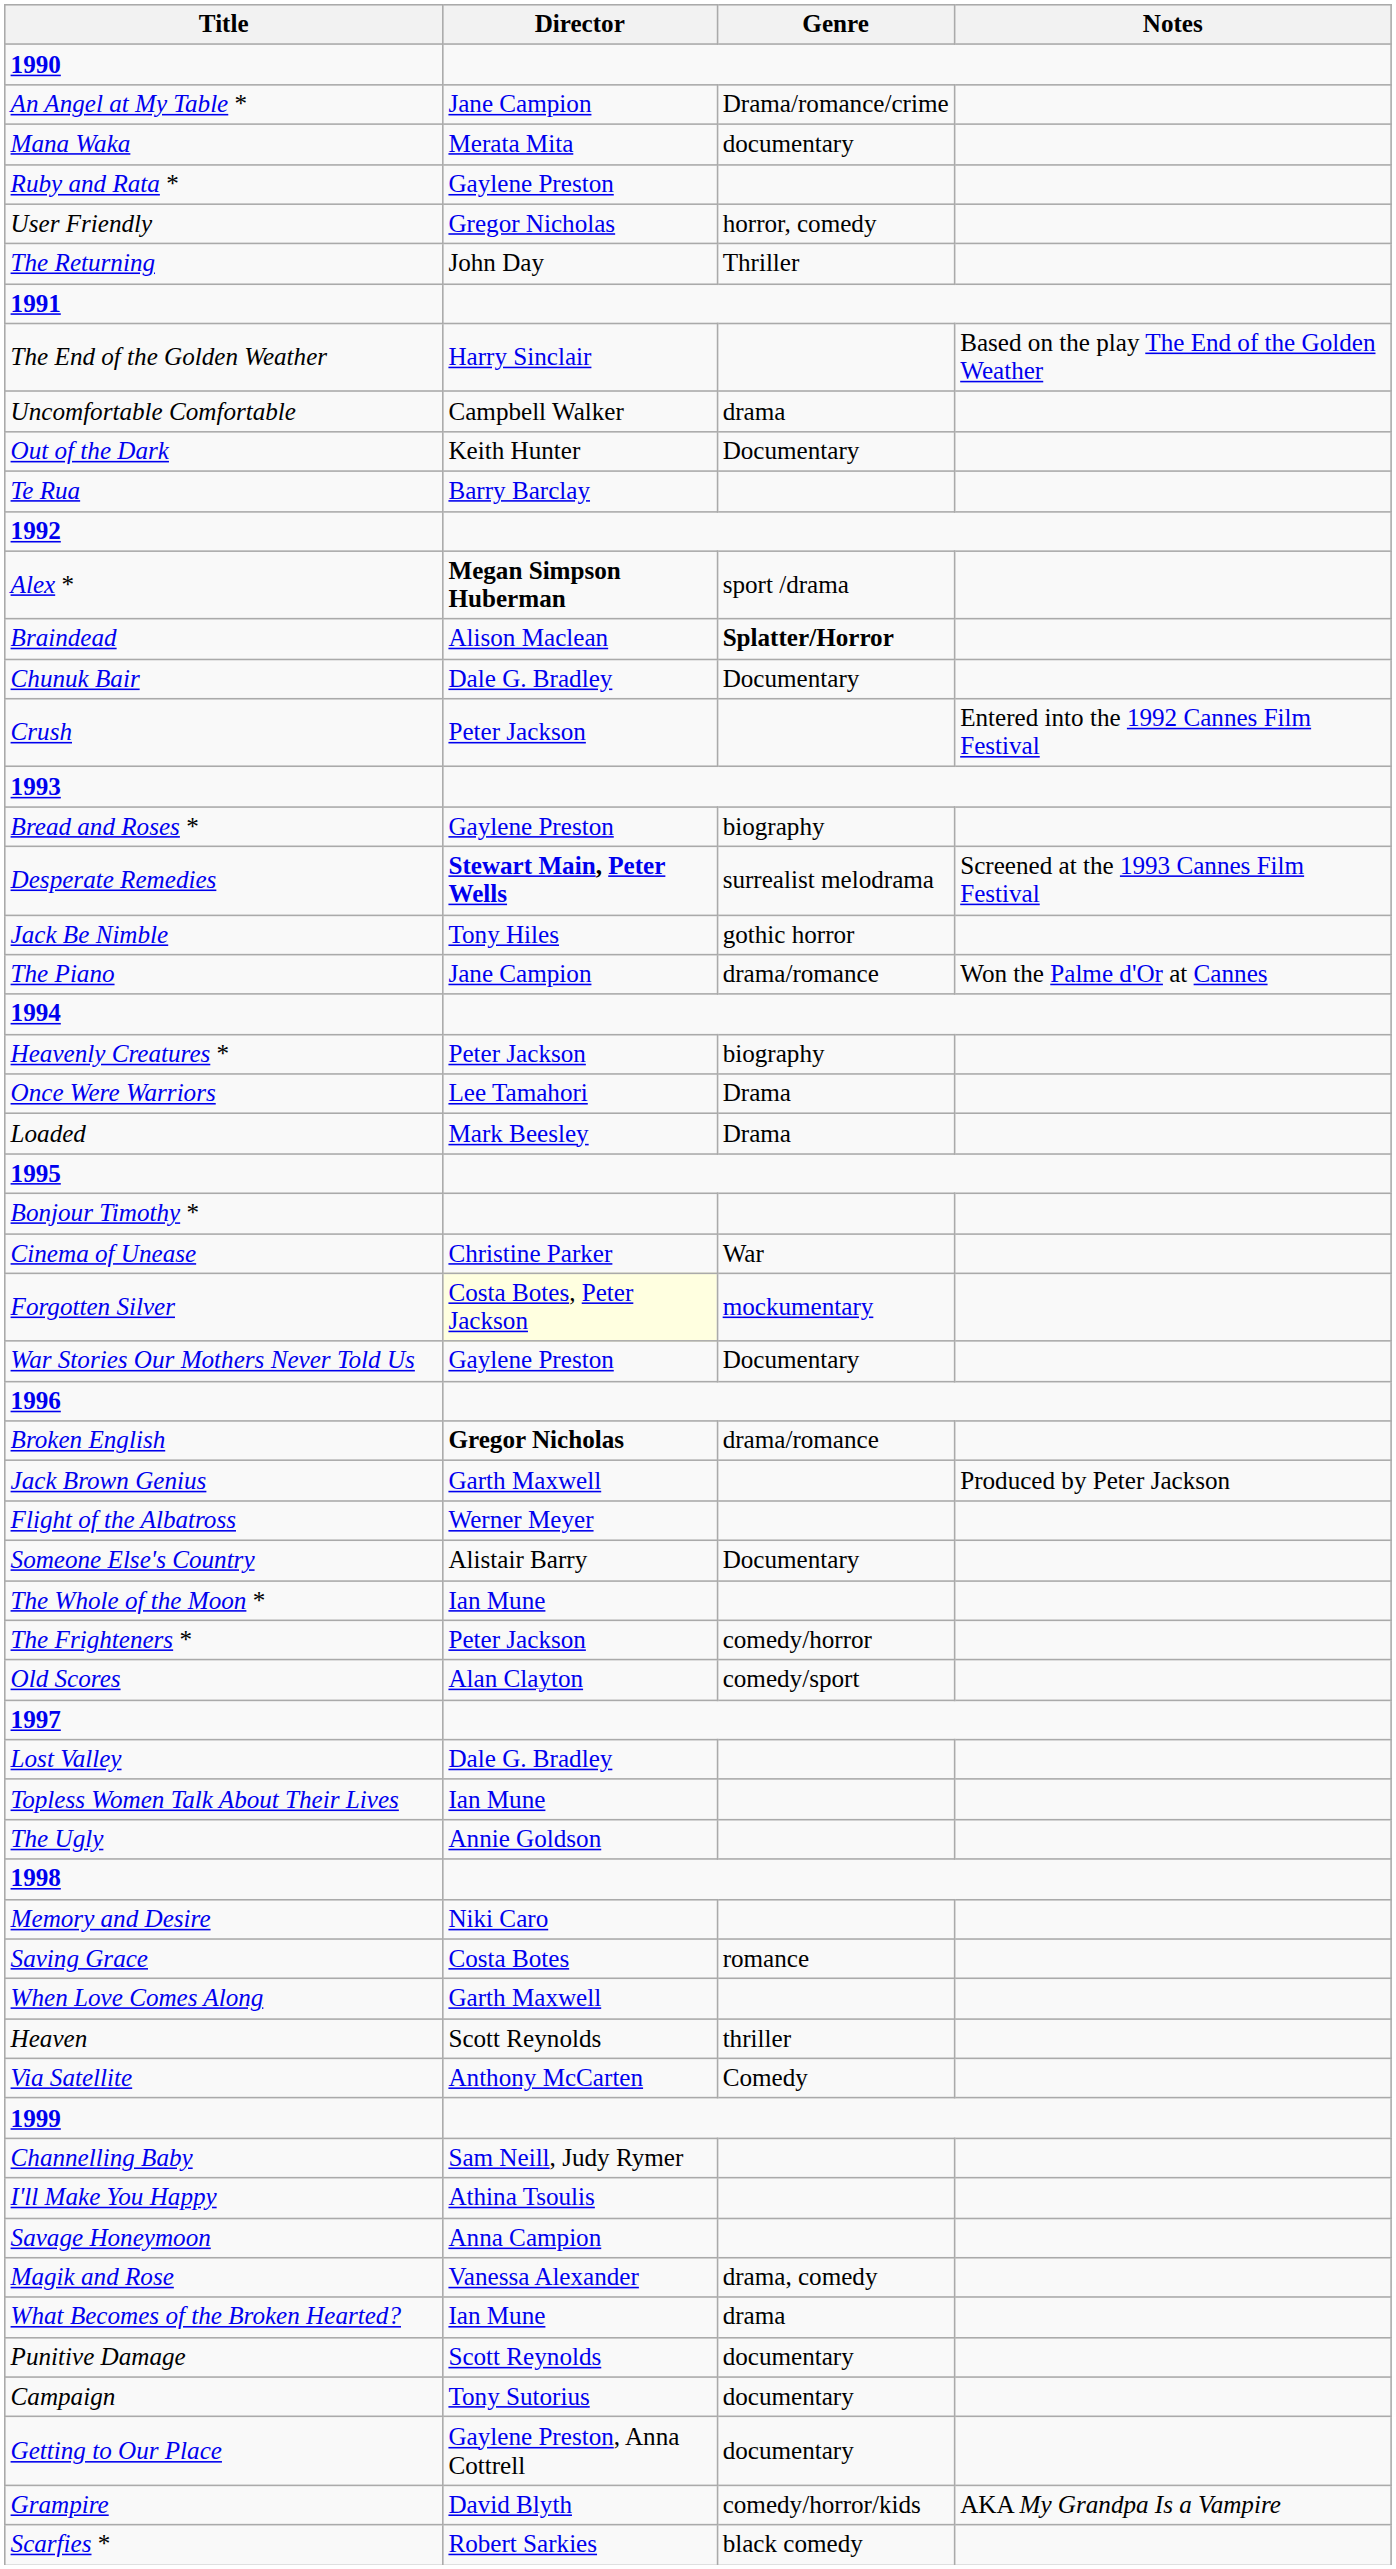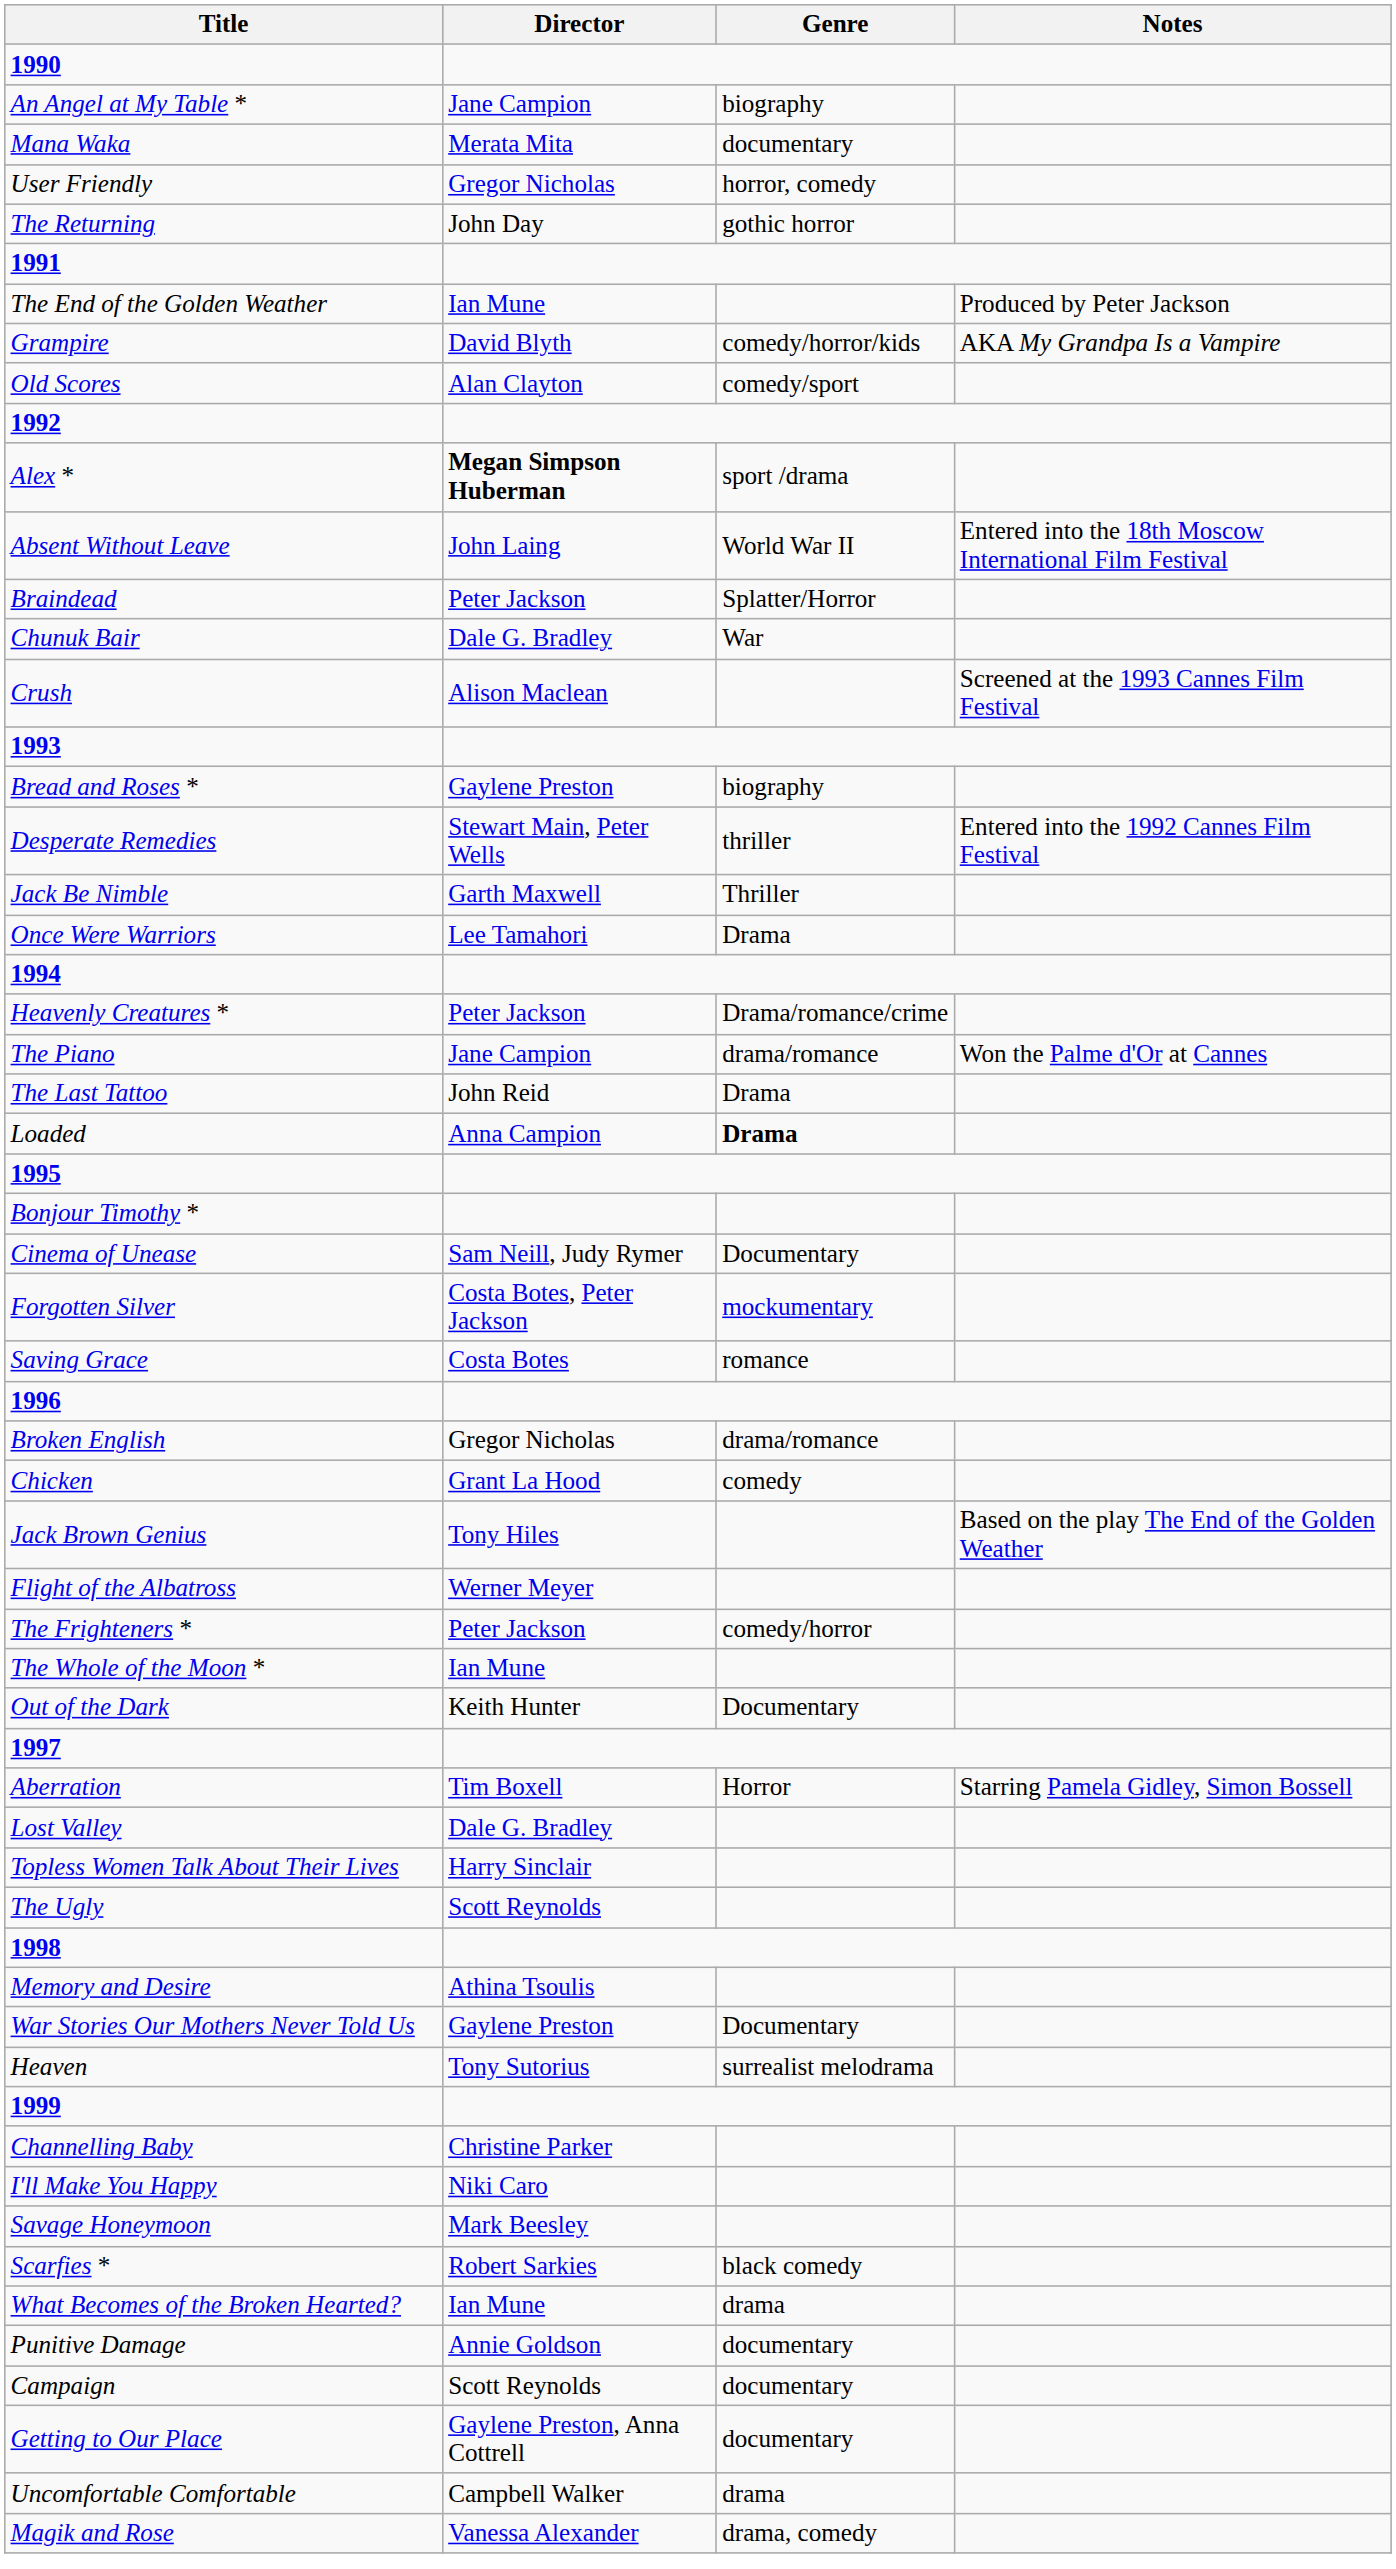(836, 104) Drama/romance/crime -> (773, 104) biography
- row: (95, 183)
(761, 263) Thriller -> (788, 223) gothic horror
(520, 357) Harry Sinclair -> (497, 303) Ian Mune
(1168, 357) Based on the play The End of the Golden Weather -> (1095, 303) Produced by Peter Jackson
rows swapped: (60, 2504) <-> (153, 411)
rows swapped: (66, 1679) <-> (90, 451)
- row: (45, 490)
+ row: (120, 544)
(528, 638) Alison Maclean -> (517, 598) Peter Jackson
(808, 638) bold -> (799, 598) normal
(791, 678) Documentary -> (743, 638) War
(517, 732) Peter Jackson -> (528, 692) Alison Maclean
(1136, 732) Entered into the 1992 Cannes Film Festival -> (1132, 692) Screened at the 1993 Cannes Film Festival
(557, 880) bold -> (548, 840) normal
(828, 880) surrealist melodrama -> (756, 840) thriller
(1132, 880) Screened at the 1993 Cannes Film Festival -> (1135, 840) Entered into the 1992 Cannes Film Festival
(504, 934) Tony Hiles -> (525, 894) Garth Maxwell
(789, 934) gothic horror -> (761, 894) Thriller
rows swapped: (63, 974) <-> (113, 1093)
(774, 1053) biography -> (835, 1013) Drama/romance/crime
+ row: (89, 1093)
(519, 1133) Mark Beesley -> (525, 1133) Anna Campion
(757, 1133) normal -> (760, 1133) bold
(530, 1252) Christine Parker -> (566, 1252) Sam Neill, Judy Rymer
(743, 1252) War -> (791, 1252) Documentary
(541, 1306) lightyellow background -> (541, 1306) no background
rows swapped: (213, 1360) <-> (79, 1958)
(536, 1440) bold -> (532, 1440) normal
+ row: (52, 1480)
(525, 1480) Garth Maxwell -> (503, 1534) Tony Hiles
(1095, 1480) Produced by Peter Jackson -> (1167, 1534) Based on the play The End of the Golden Weather
- row: (133, 1560)
rows swapped: (101, 1639) <-> (138, 1599)
+ row: (66, 1787)
(497, 1799) Ian Mune -> (520, 1867) Harry Sinclair
(525, 1838) Annie Goldson -> (525, 1907) Scott Reynolds
(498, 1918) Niki Caro -> (521, 1986) Athina Tsoulis
- row: (137, 1998)
(525, 2038) Scott Reynolds -> (519, 2066) Tony Sutorius
(757, 2038) thriller -> (828, 2066) surrealist melodrama
- row: (71, 2077)
(566, 2157) Sam Neill, Judy Rymer -> (530, 2146) Christine Parker
(522, 2197) Athina Tsoulis -> (498, 2185) Niki Caro
(525, 2237) Anna Campion -> (518, 2225) Mark Beesley
rows swapped: (60, 2544) <-> (92, 2277)
(525, 2356) Scott Reynolds -> (525, 2345) Annie Goldson
(519, 2396) Tony Sutorius -> (525, 2385) Scott Reynolds
